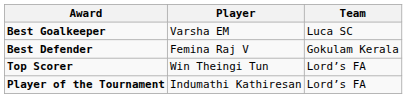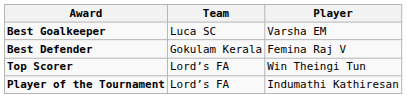columns swapped: (236, 13) <-> (353, 13)
